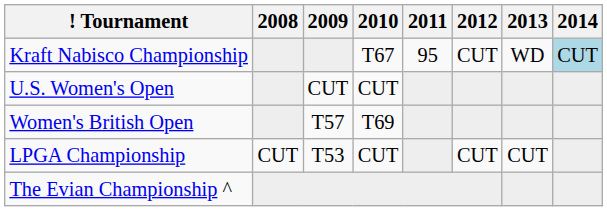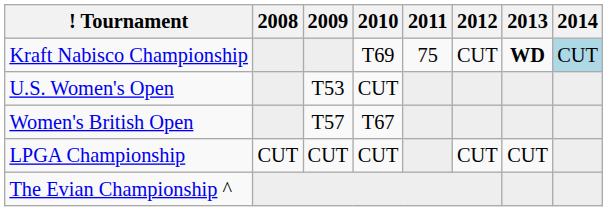(378, 55) T67 -> (378, 55) T69
(428, 55) 95 -> (428, 55) 75
(527, 55) normal -> (527, 55) bold
(328, 88) CUT -> (328, 88) T53
(378, 122) T69 -> (378, 122) T67
(328, 155) T53 -> (328, 155) CUT
